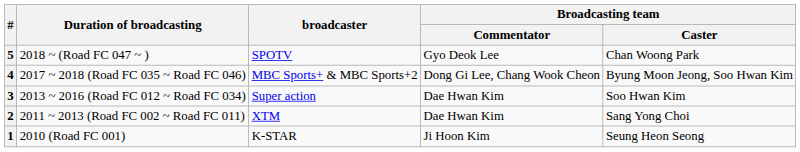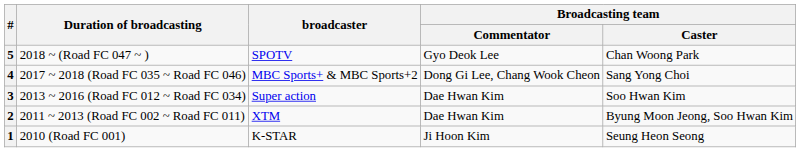(699, 75) Byung Moon Jeong, Soo Hwan Kim -> (648, 75) Sang Yong Choi
(648, 116) Sang Yong Choi -> (699, 116) Byung Moon Jeong, Soo Hwan Kim
